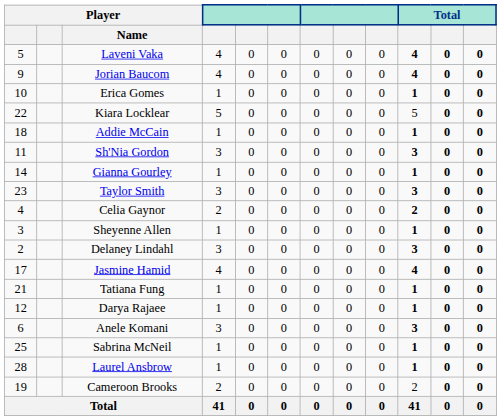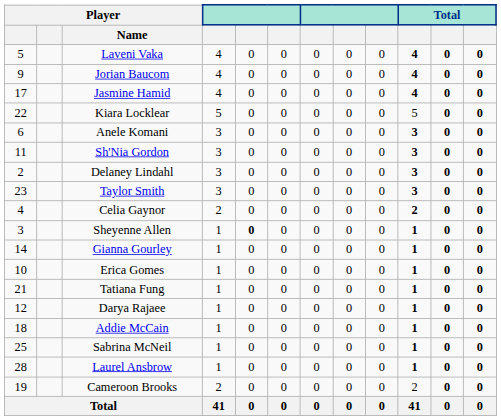rows swapped: (132, 269) <-> (132, 93)
rows swapped: (132, 328) <-> (132, 132)
rows swapped: (132, 249) <-> (132, 171)
(251, 230) normal -> (251, 230) bold
